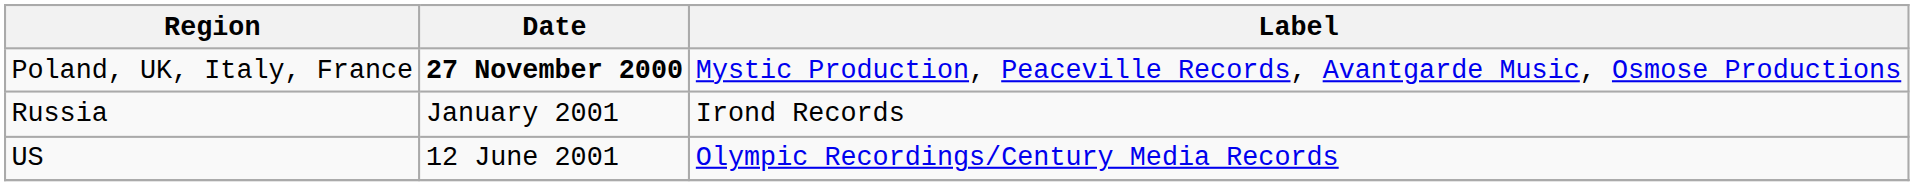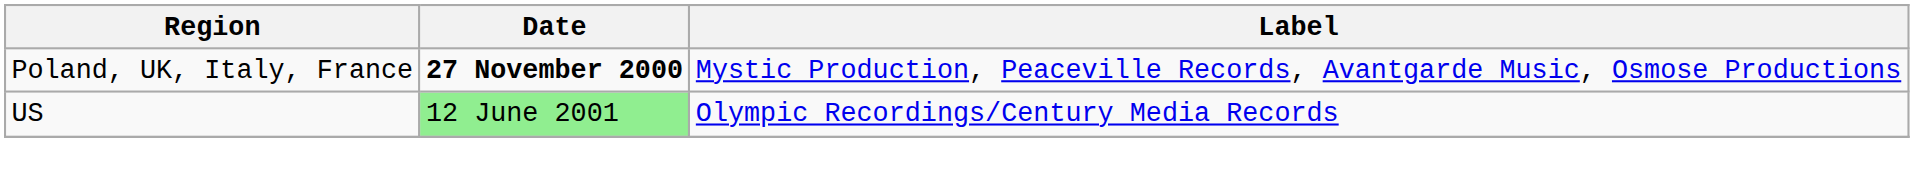- row: (60, 114)
(522, 158) no background -> (522, 114) lightgreen background
